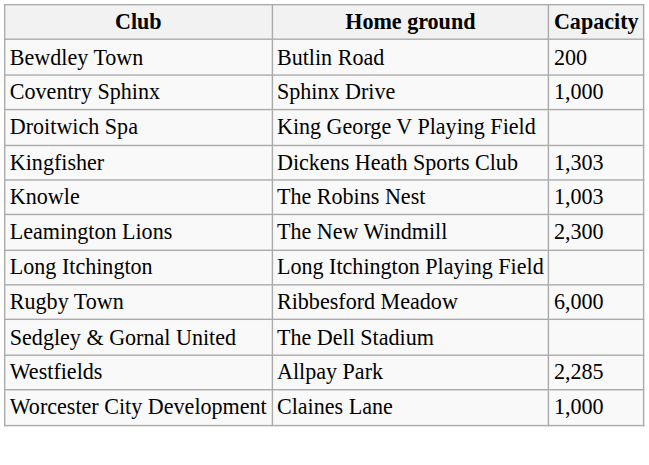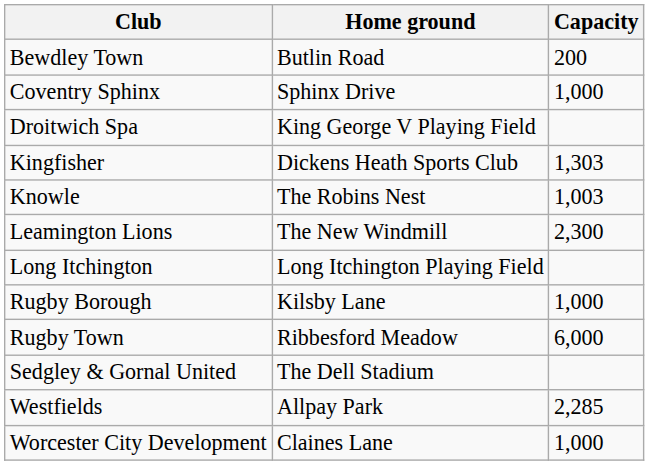+ row: (81, 302)
